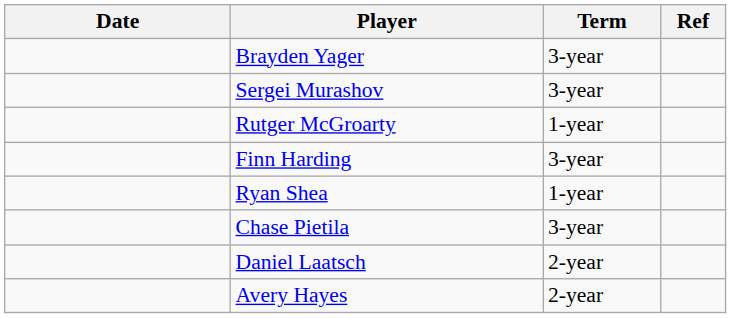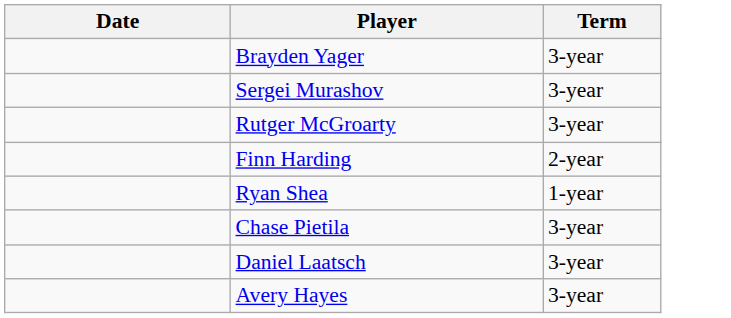- column: (693, 21)
(576, 124) 1-year -> (576, 124) 3-year
(576, 158) 3-year -> (576, 158) 2-year
(576, 261) 2-year -> (576, 261) 3-year
(576, 295) 2-year -> (576, 295) 3-year
